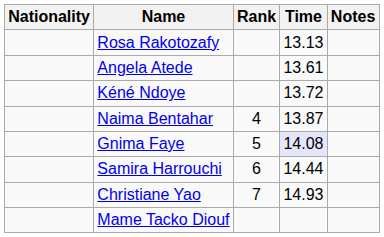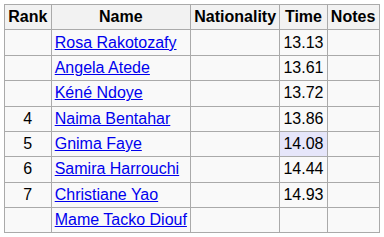columns swapped: (256, 17) <-> (49, 17)
(303, 118) 13.87 -> (303, 118) 13.86
